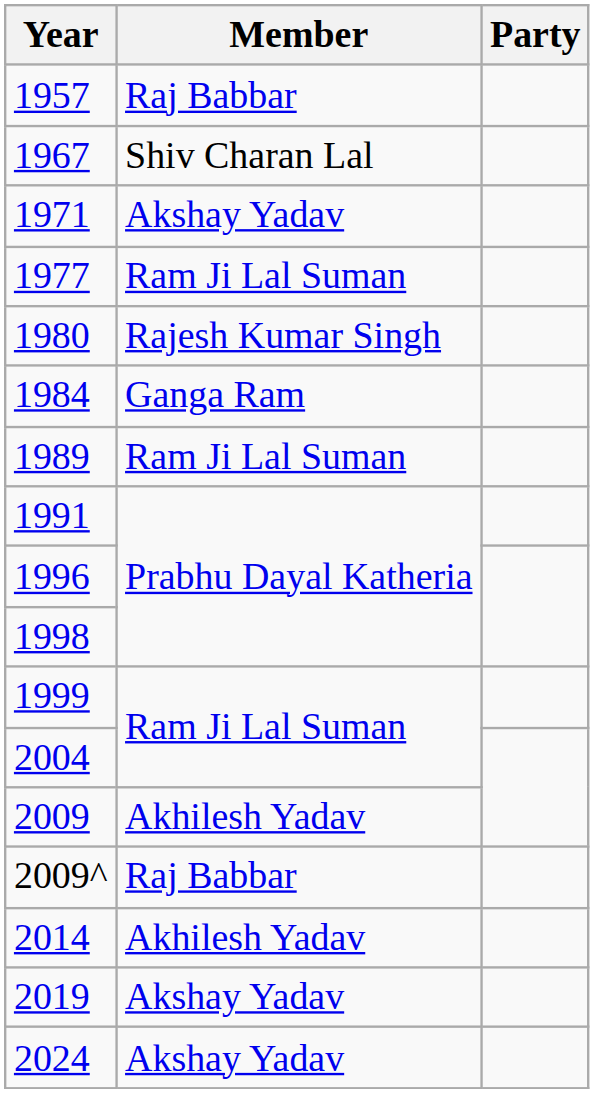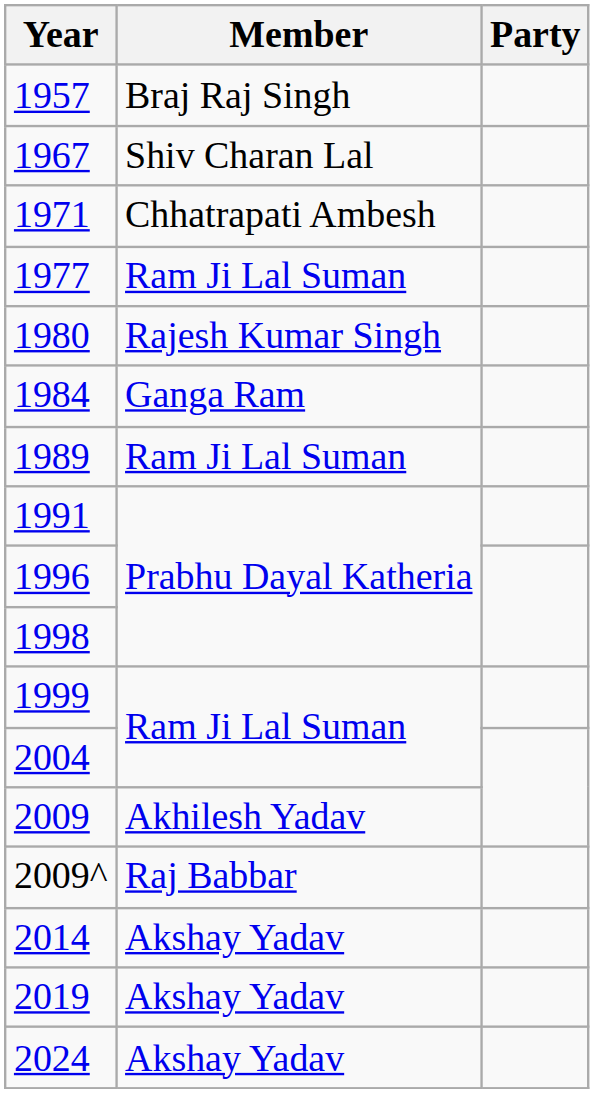(211, 94) Raj Babbar -> (238, 94) Braj Raj Singh
(235, 214) Akshay Yadav -> (280, 214) Chhatrapati Ambesh
(245, 936) Akhilesh Yadav -> (235, 936) Akshay Yadav
